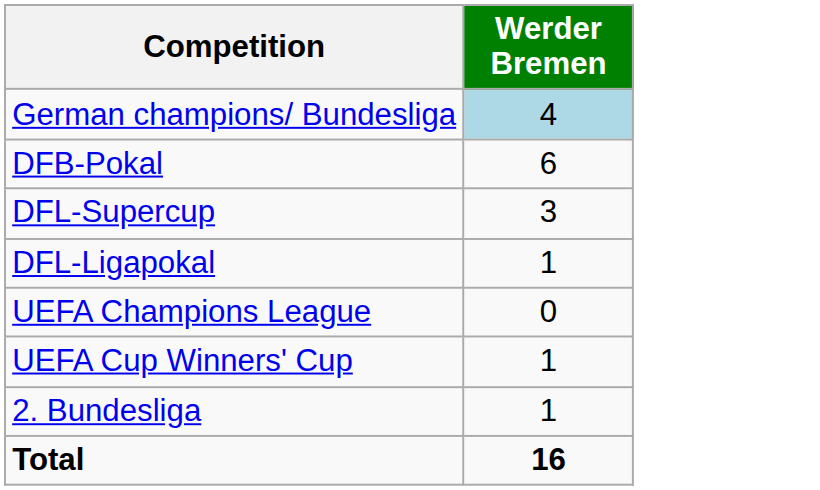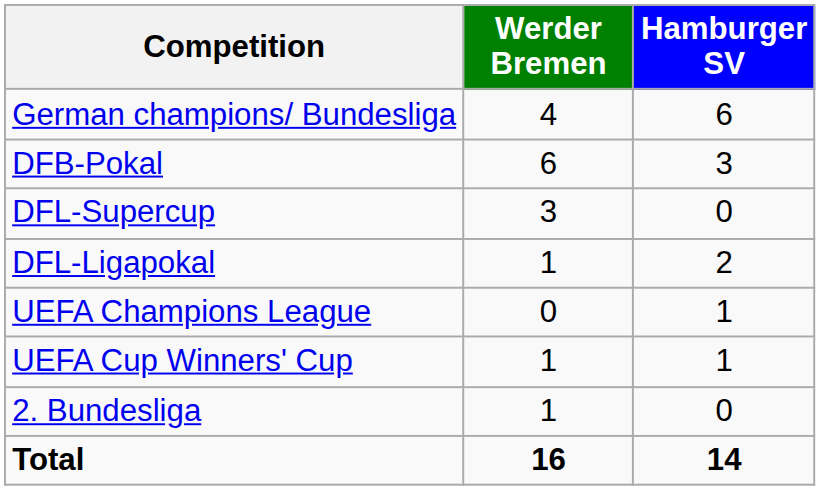+ column: (724, 46)
(549, 113) lightblue background -> (549, 113) no background
